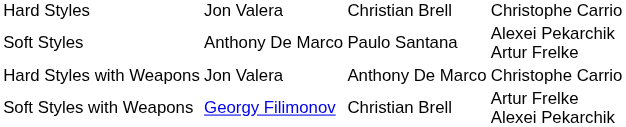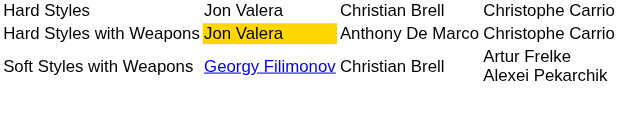- row: (43, 43)
(244, 75) no background -> (244, 33) gold background
